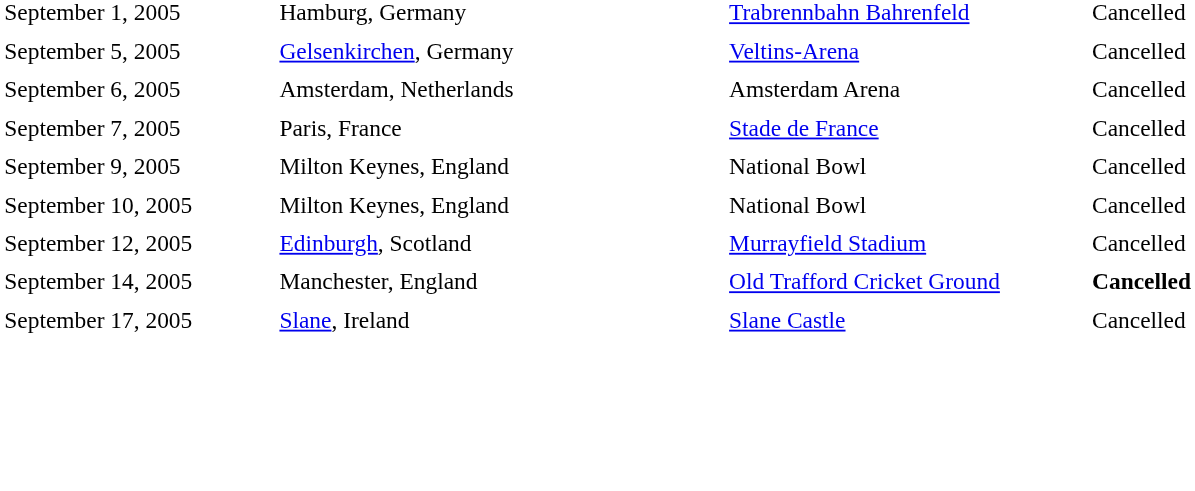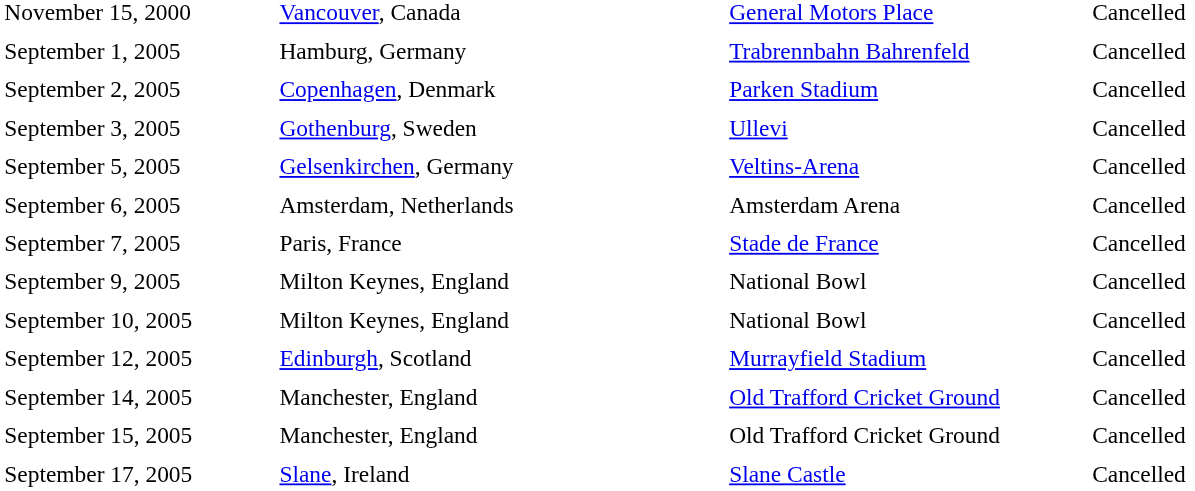+ row: (98, 13)
+ row: (92, 90)
+ row: (92, 128)
(1141, 282) bold -> (1139, 397) normal
+ row: (98, 436)
